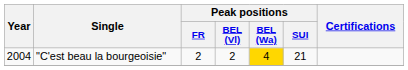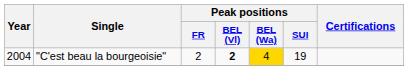(232, 56) normal -> (232, 56) bold
(300, 56) 21 -> (300, 56) 19
